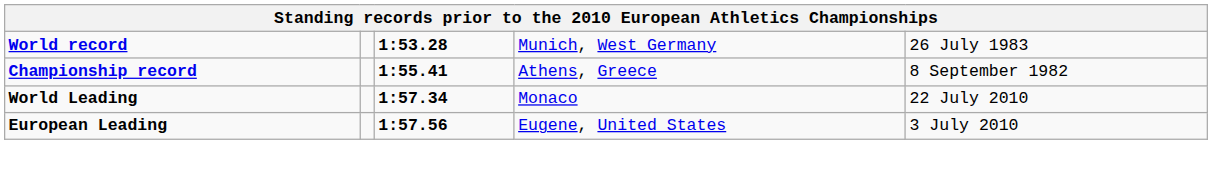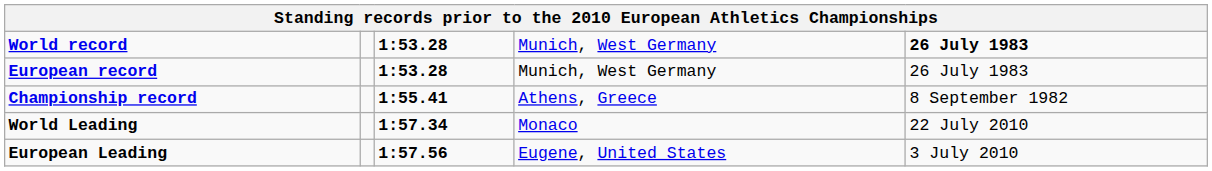(969, 45) normal -> (969, 45) bold
+ row: (83, 72)
